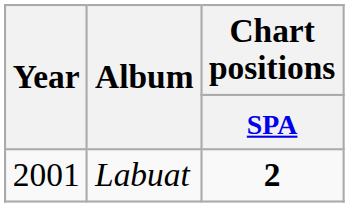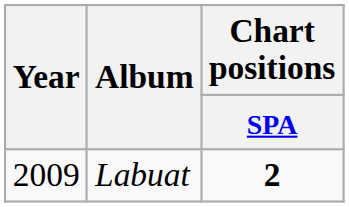(46, 174) 2001 -> (46, 174) 2009
